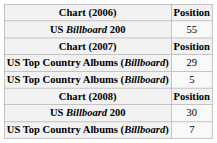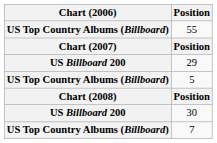(88, 29) US Billboard 200 -> (88, 29) US Top Country Albums (Billboard)
(88, 63) US Top Country Albums (Billboard) -> (88, 63) US Billboard 200
